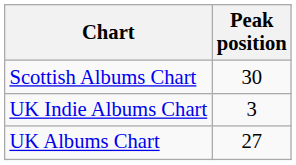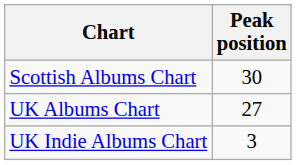rows swapped: (85, 142) <-> (108, 109)
